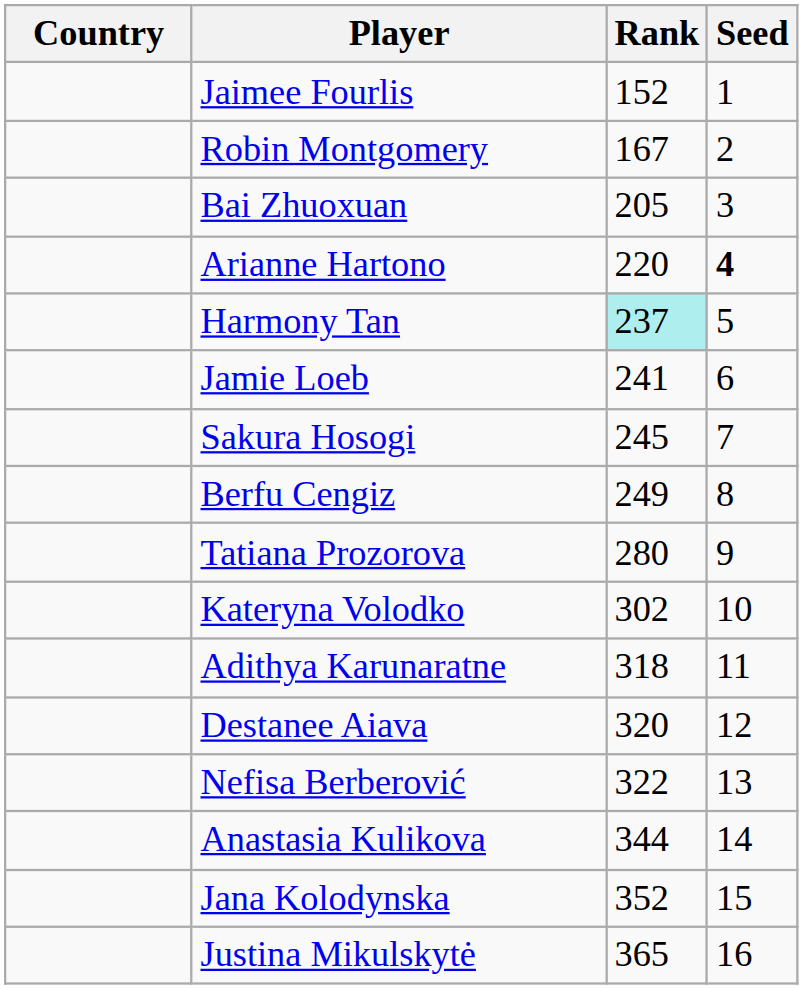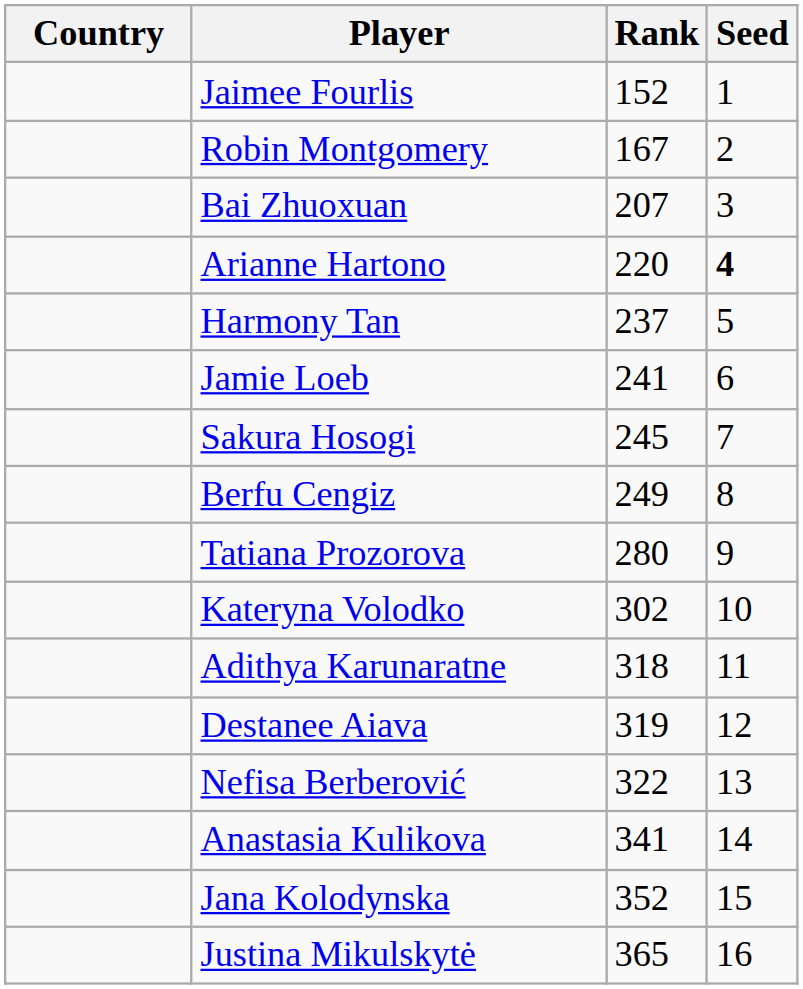(642, 206) 205 -> (642, 206) 207
(642, 321) paleturquoise background -> (642, 321) no background
(642, 724) 320 -> (642, 724) 319
(642, 839) 344 -> (642, 839) 341
